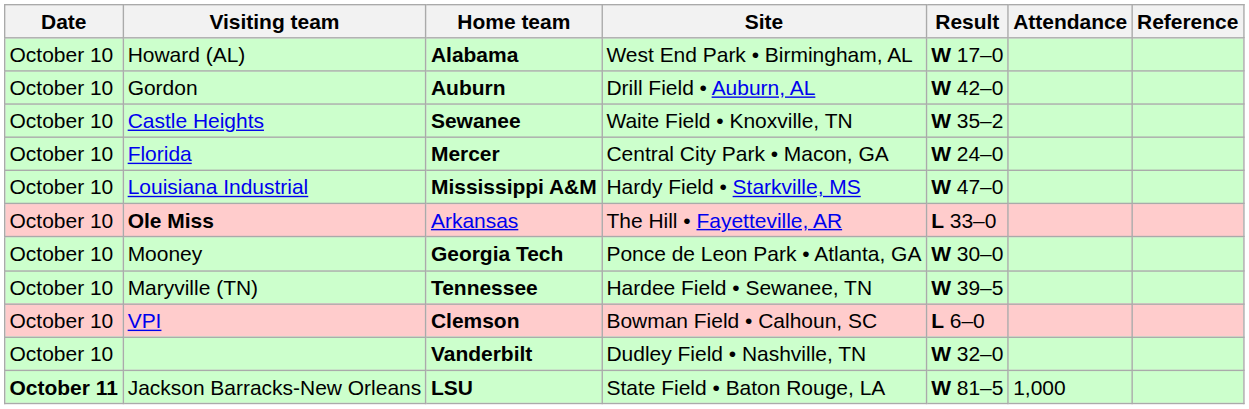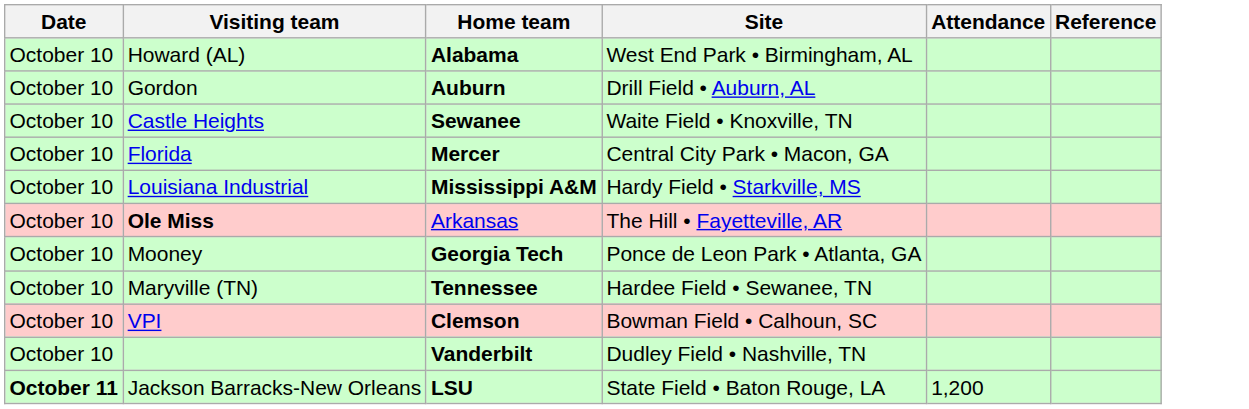- column: (967, 21)
(1039, 387) 1,000 -> (957, 387) 1,200
